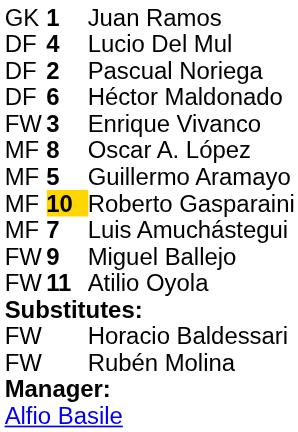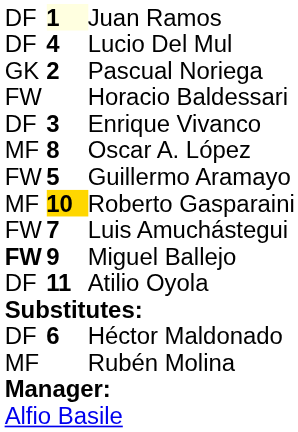(22, 17) GK -> (21, 17) DF
(53, 17) no background -> (53, 17) lightyellow background
(21, 70) DF -> (22, 70) GK
rows swapped: (185, 97) <-> (188, 336)
(23, 124) FW -> (21, 124) DF
(22, 177) MF -> (23, 177) FW
(22, 230) MF -> (23, 230) FW
(23, 256) normal -> (23, 256) bold
(23, 283) FW -> (21, 283) DF
(23, 363) FW -> (22, 363) MF
